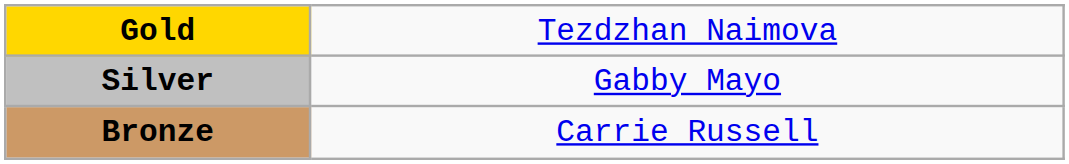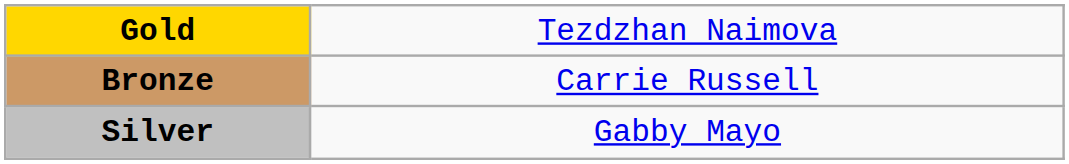rows swapped: (158, 81) <-> (158, 132)
